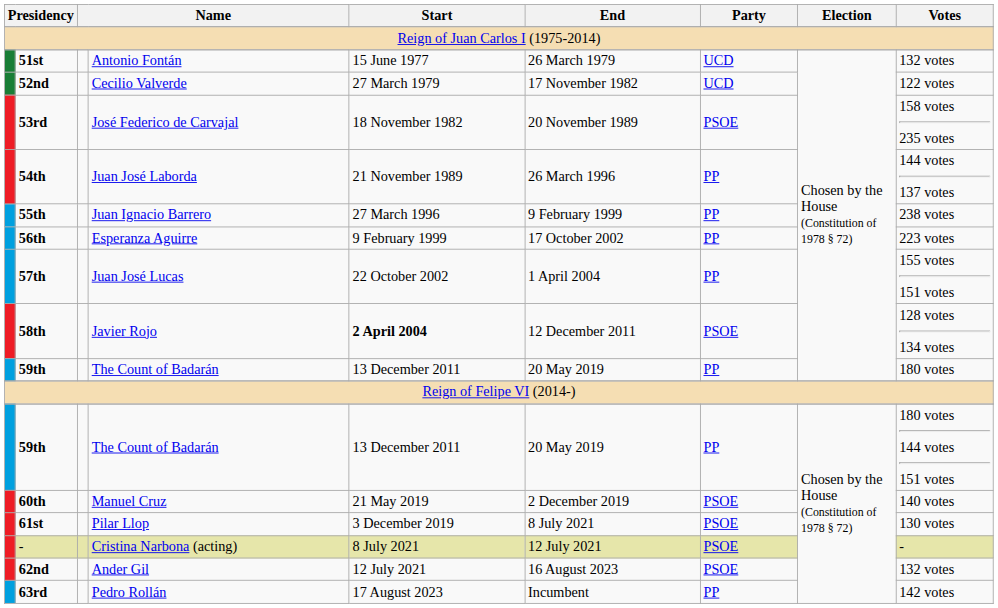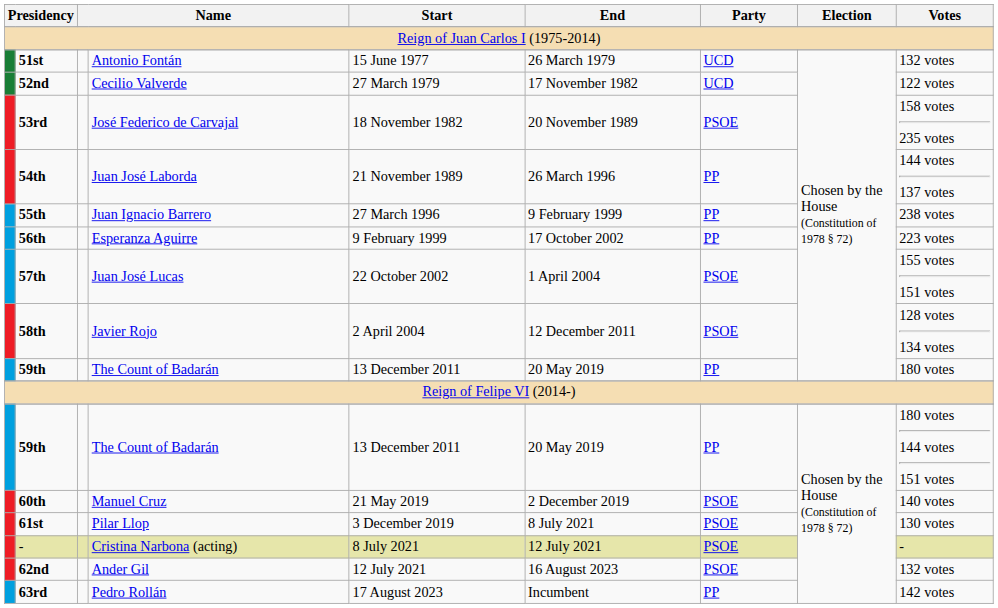(711, 276) PP -> (721, 276) PSOE
(390, 331) bold -> (389, 331) normal
